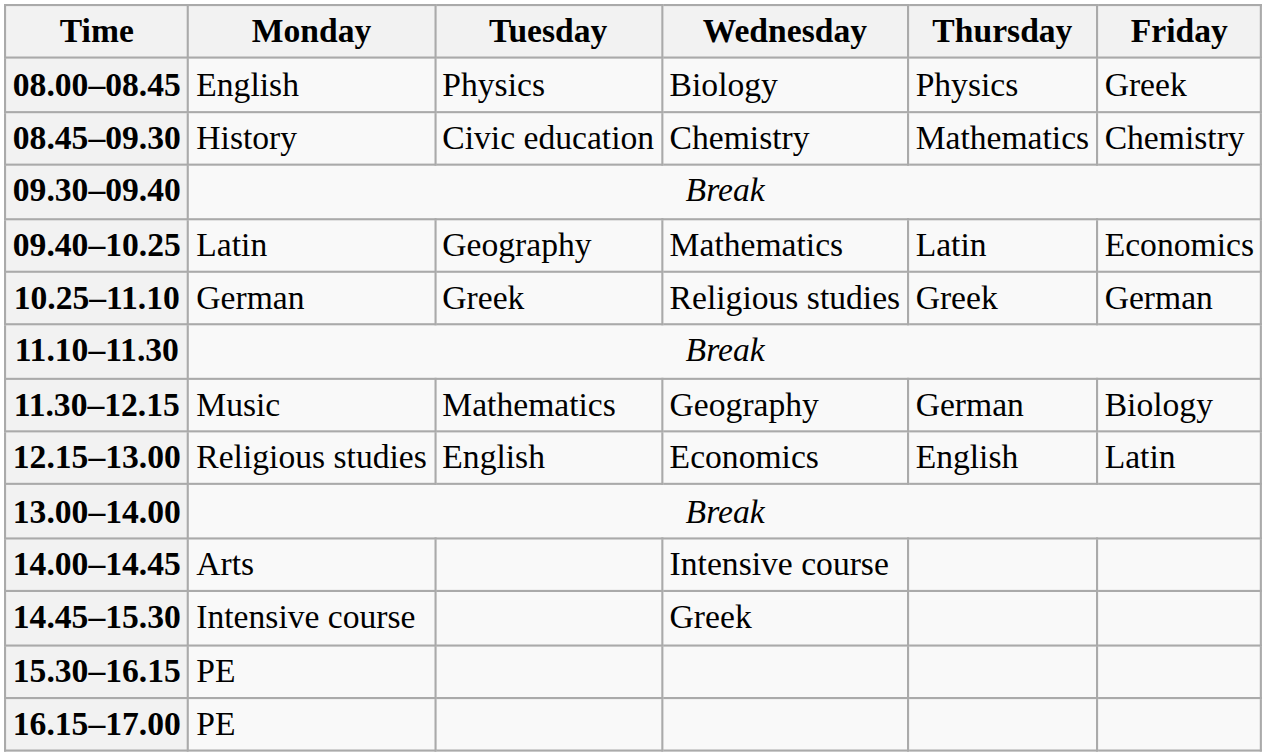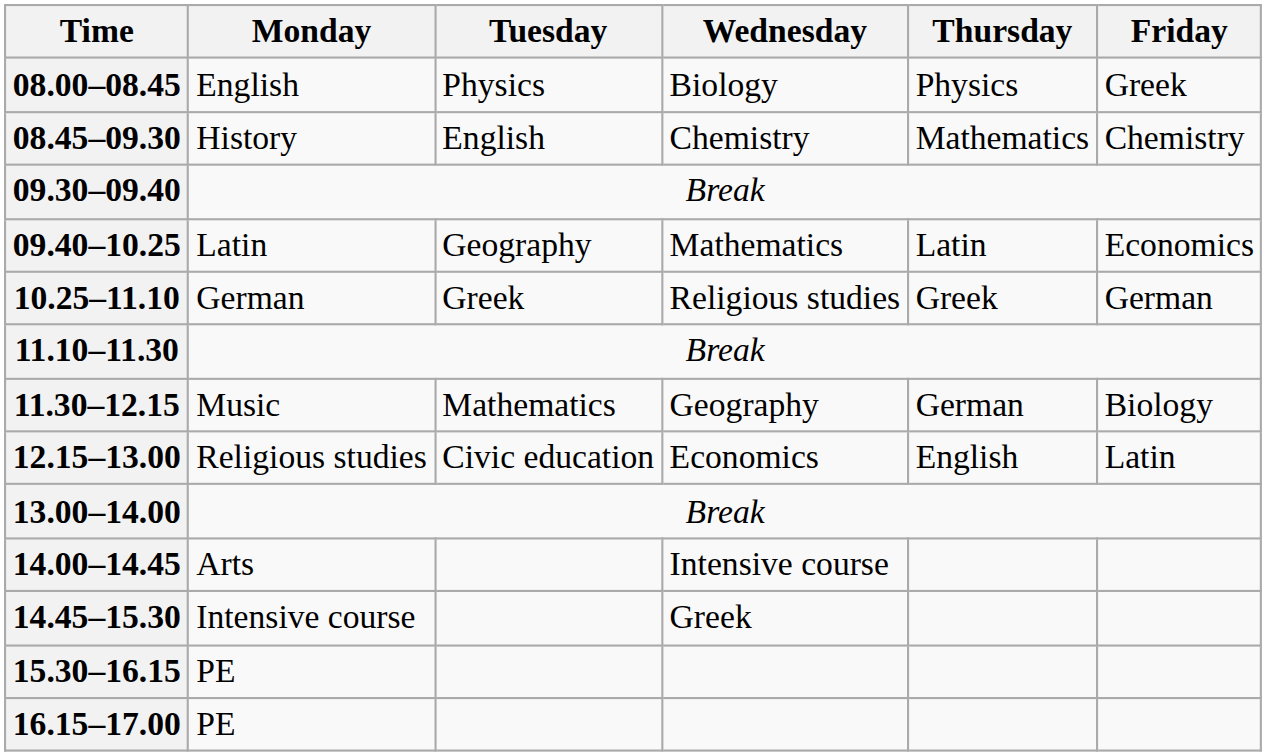(548, 137) Civic education -> (494, 137) English
(494, 457) English -> (548, 457) Civic education
